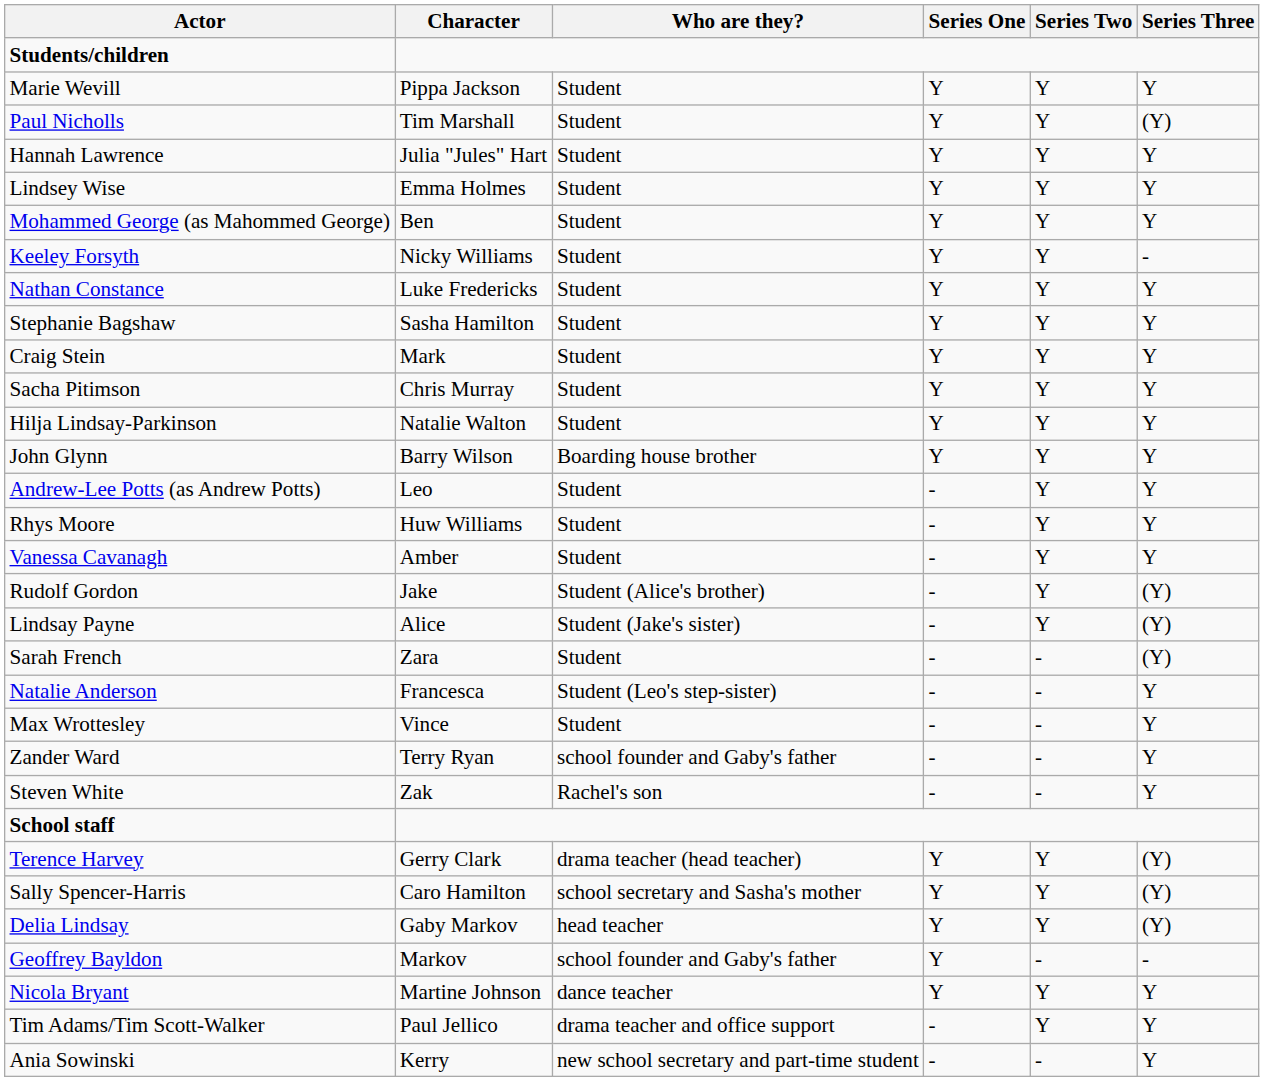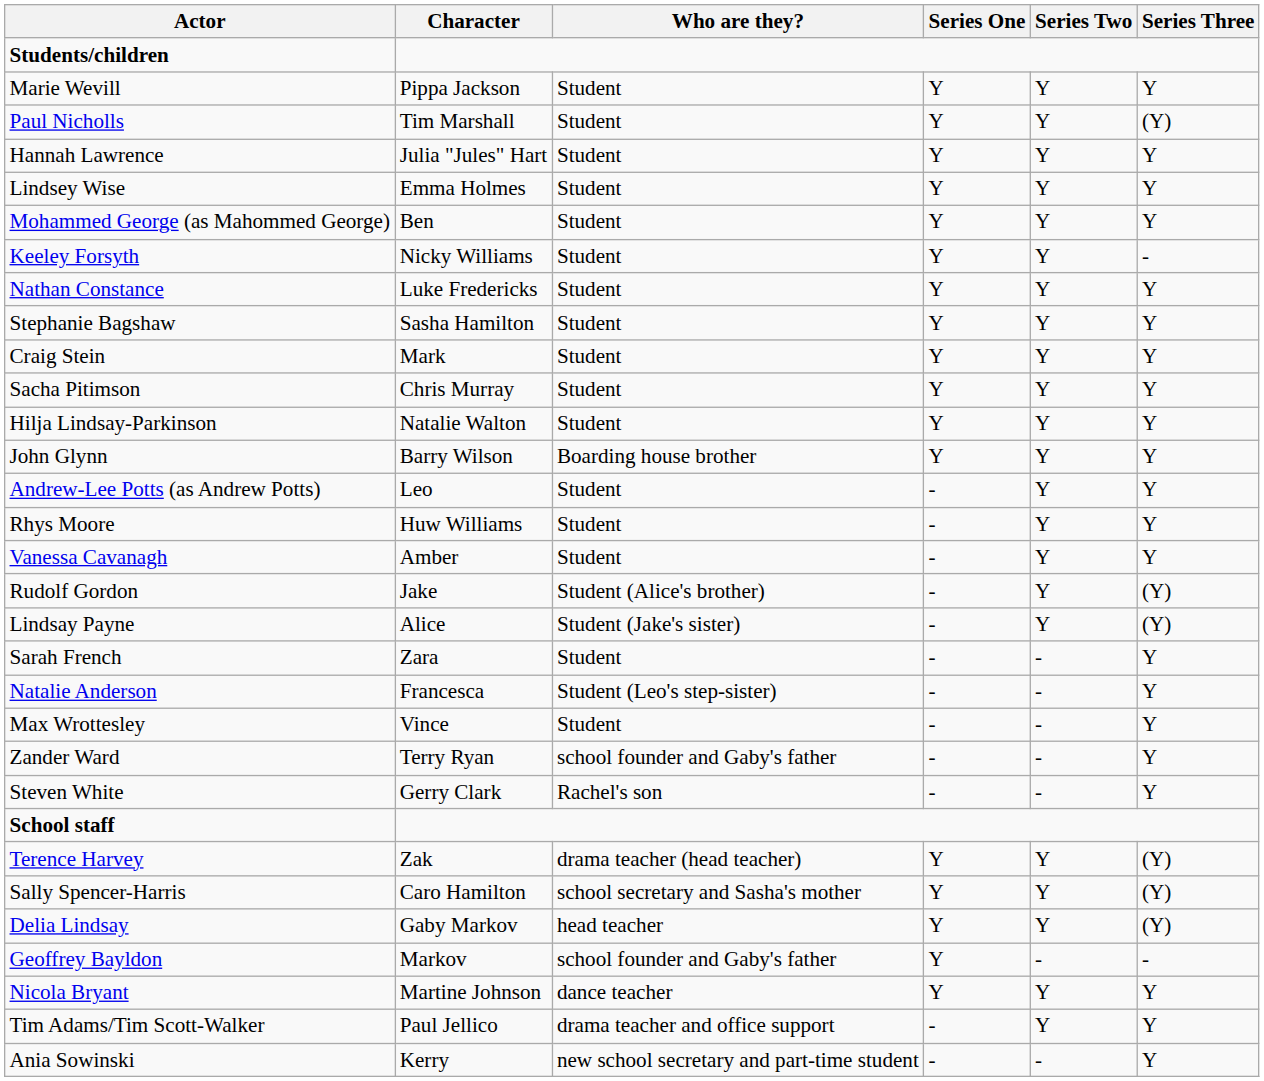(1157, 657) (Y) -> (1150, 657) Y
(416, 791) Zak -> (450, 791) Gerry Clark
(450, 858) Gerry Clark -> (416, 858) Zak
